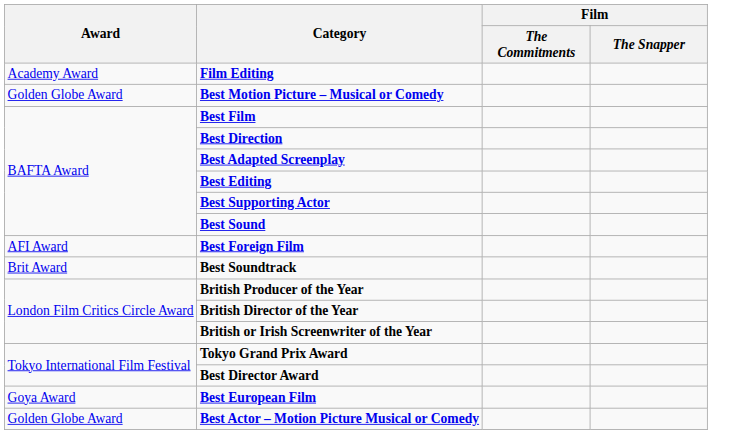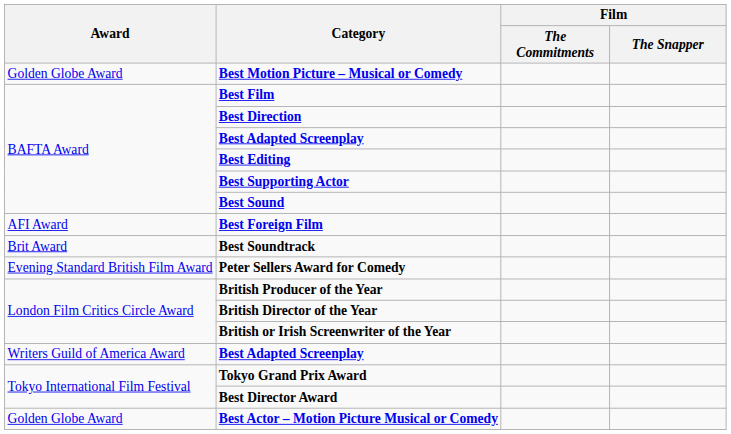- row: (53, 73)
+ row: (110, 267)
+ row: (96, 354)
- row: (41, 397)
